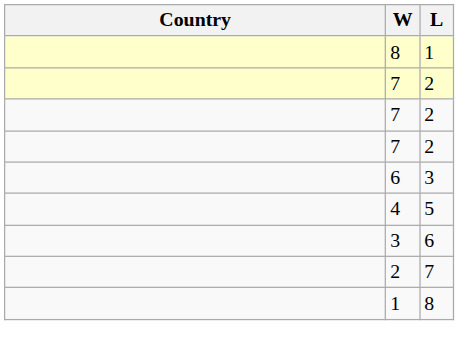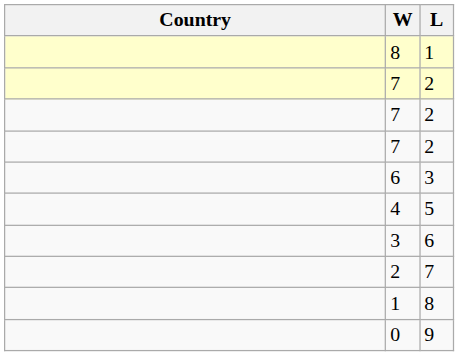+ row: (395, 334)
